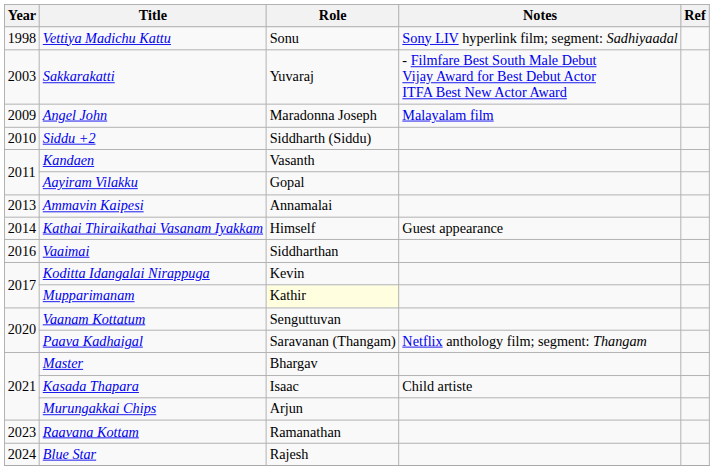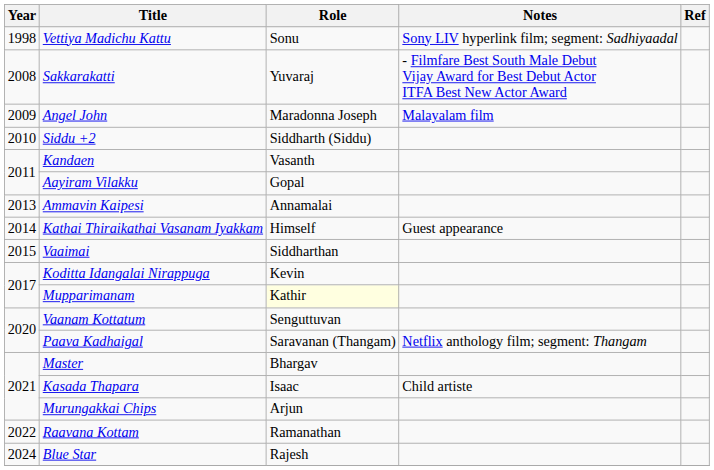(22, 76) 2003 -> (22, 76) 2008
(22, 251) 2016 -> (22, 251) 2015
(22, 431) 2023 -> (22, 431) 2022
